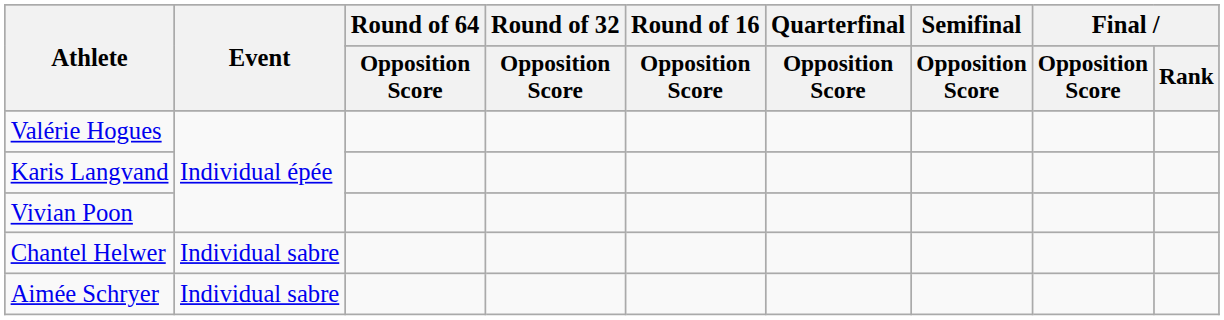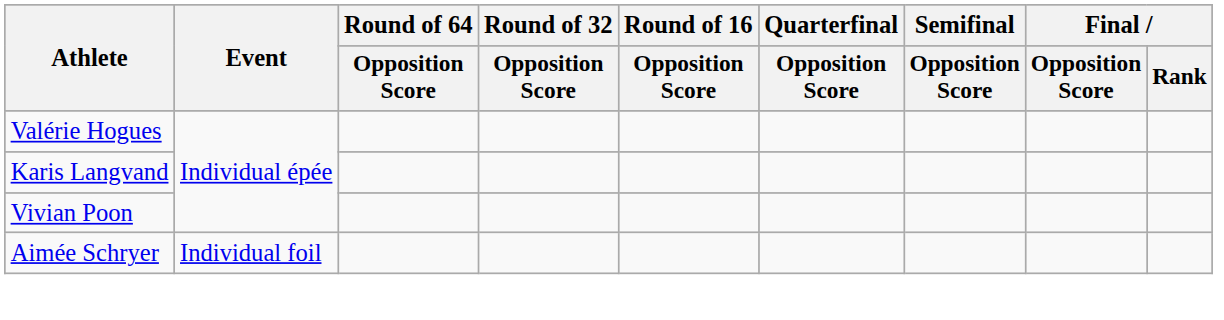- row: (88, 253)
(260, 294) Individual sabre -> (251, 253) Individual foil
